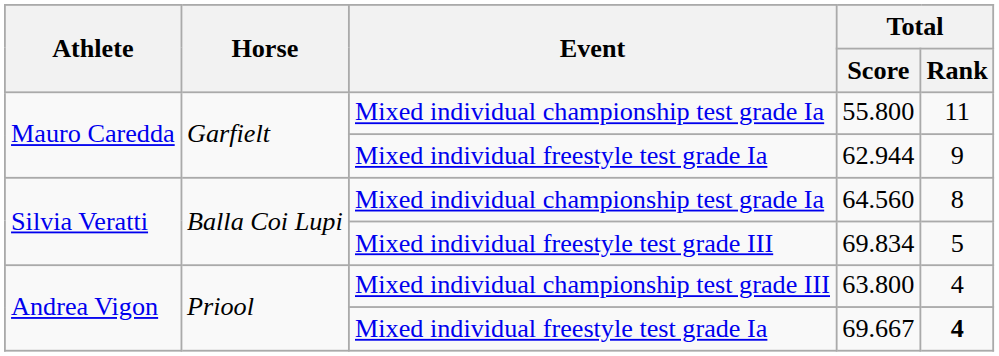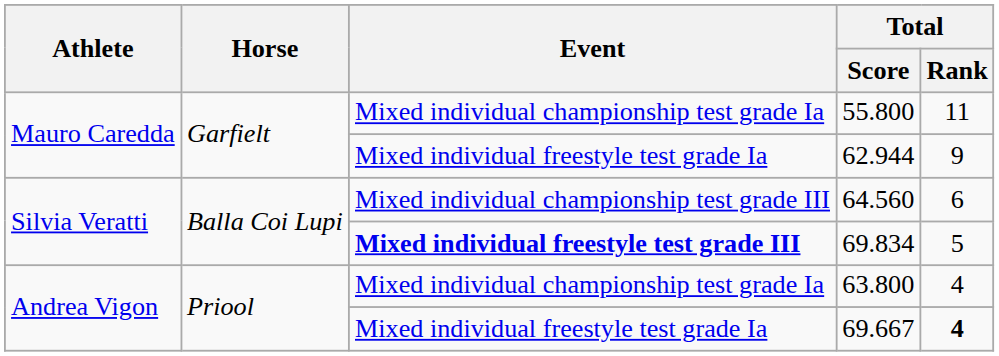(590, 199) Mixed individual championship test grade Ia -> (592, 199) Mixed individual championship test grade III
(957, 199) 8 -> (957, 199) 6
(564, 242) normal -> (578, 242) bold
(592, 285) Mixed individual championship test grade III -> (590, 285) Mixed individual championship test grade Ia
